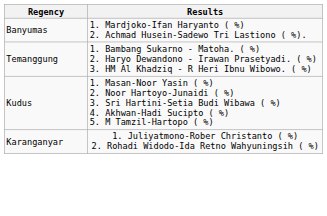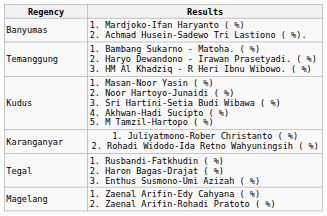+ row: (19, 170)
+ row: (27, 199)
